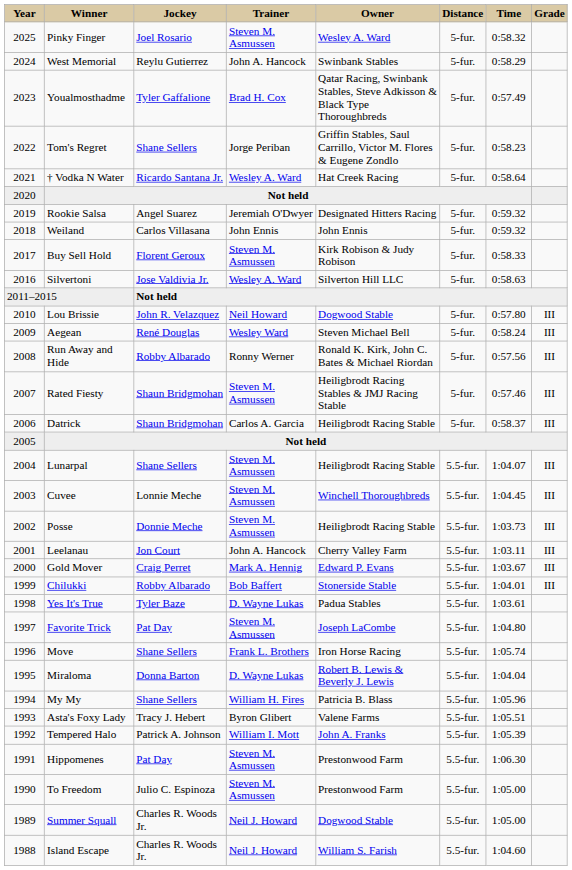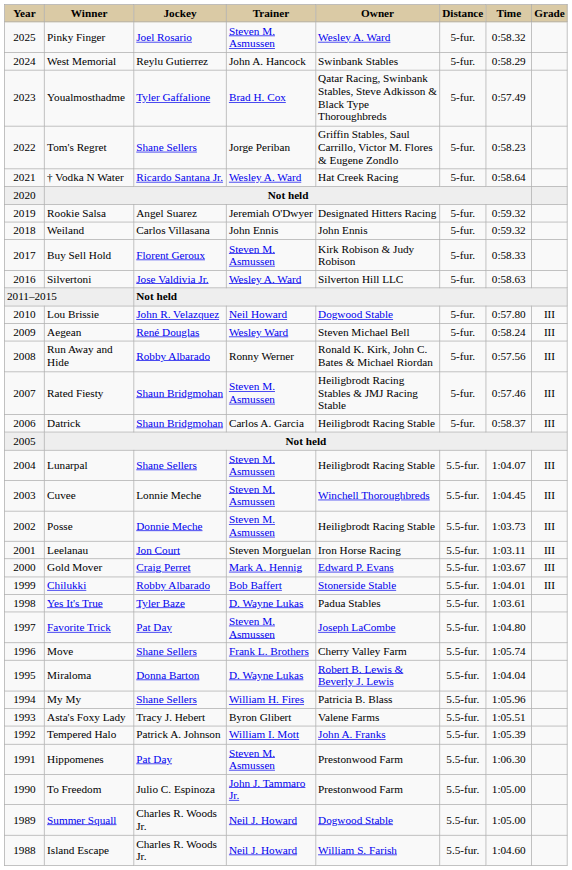(267, 550) John A. Hancock -> (270, 550) Steven Morguelan
(362, 550) Cherry Valley Farm -> (359, 550) Iron Horse Racing
(359, 651) Iron Horse Racing -> (362, 651) Cherry Valley Farm
(252, 789) Steven M. Asmussen -> (267, 789) John J. Tammaro Jr.
